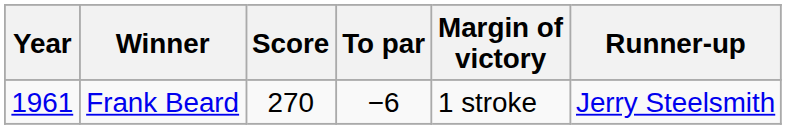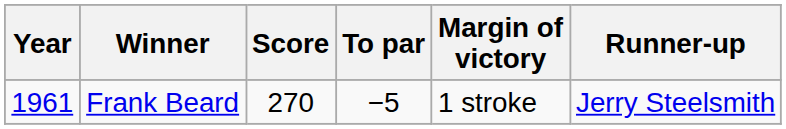(384, 102) −6 -> (384, 102) −5
